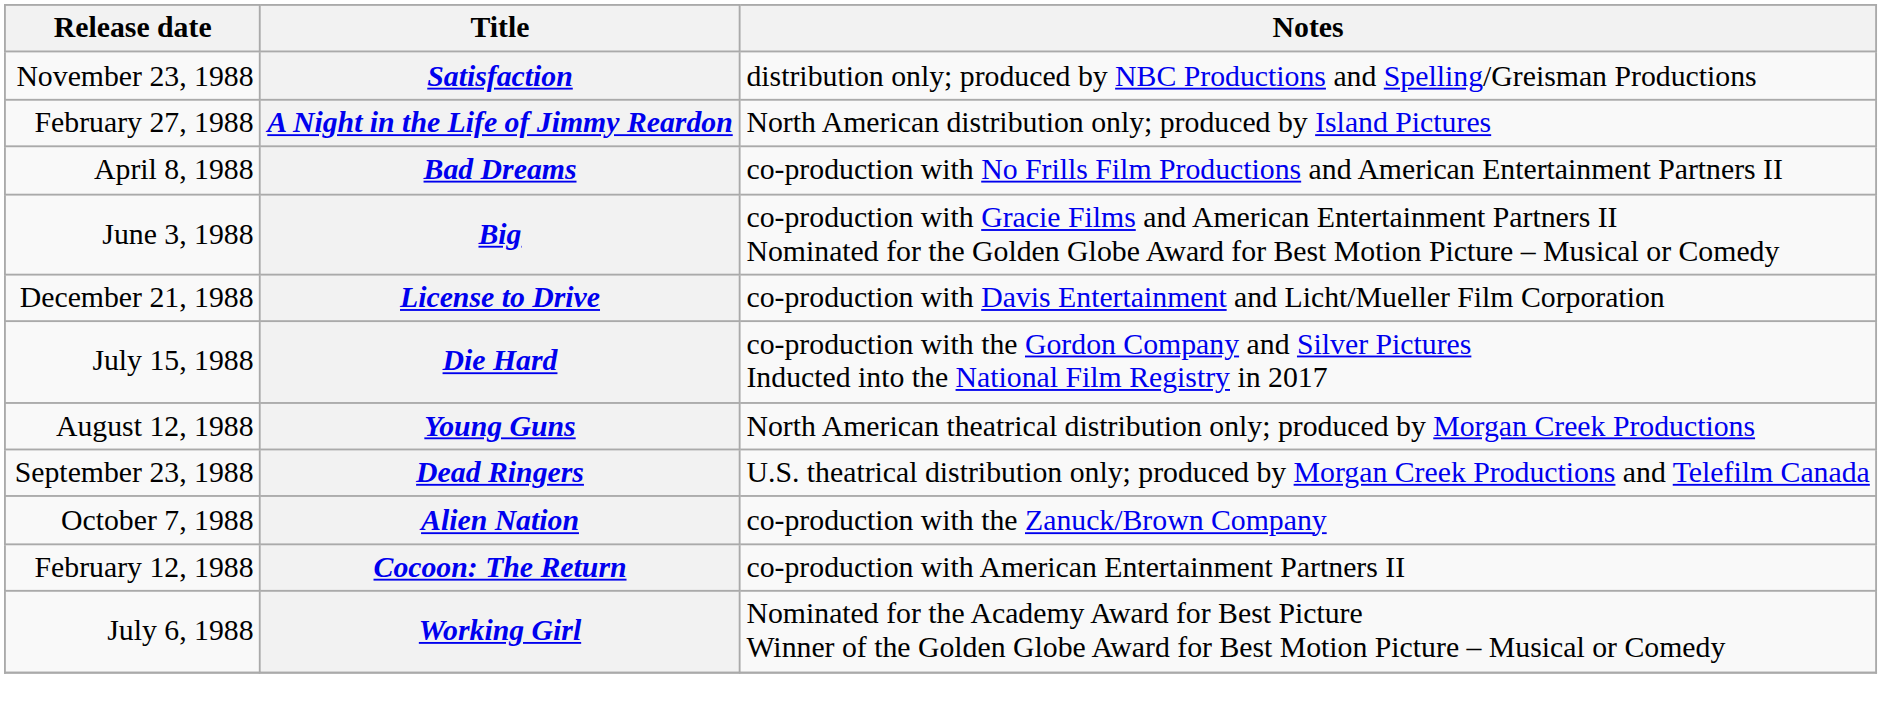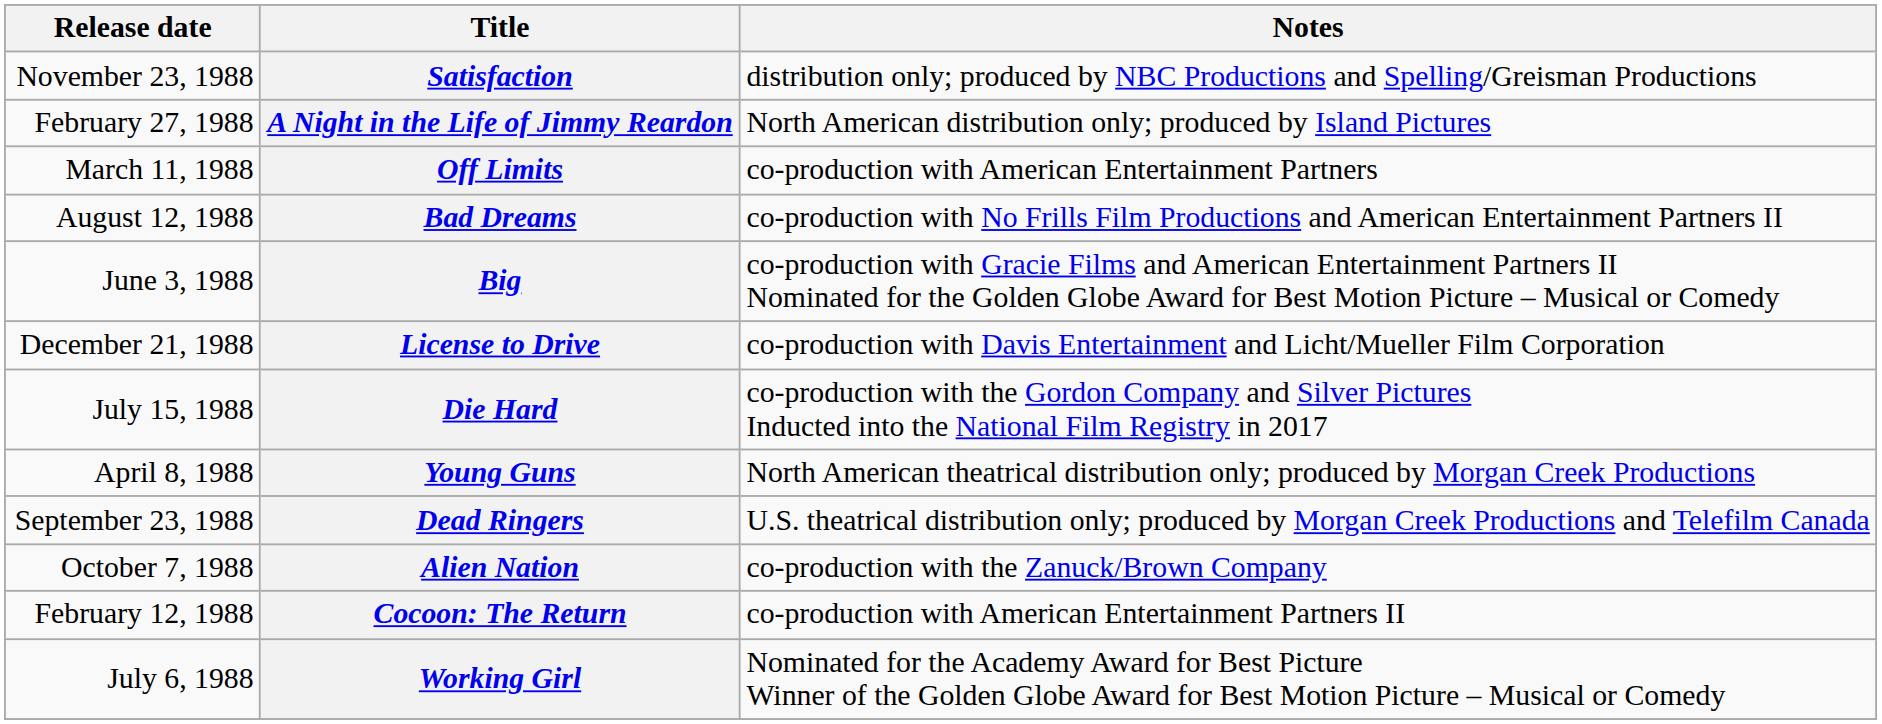+ row: (500, 169)
(174, 169) April 8, 1988 -> (155, 216) August 12, 1988
(155, 425) August 12, 1988 -> (174, 472) April 8, 1988
